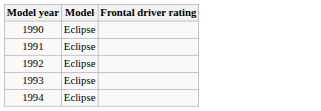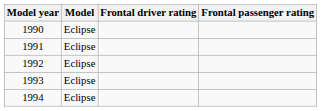+ column: (258, 13)
